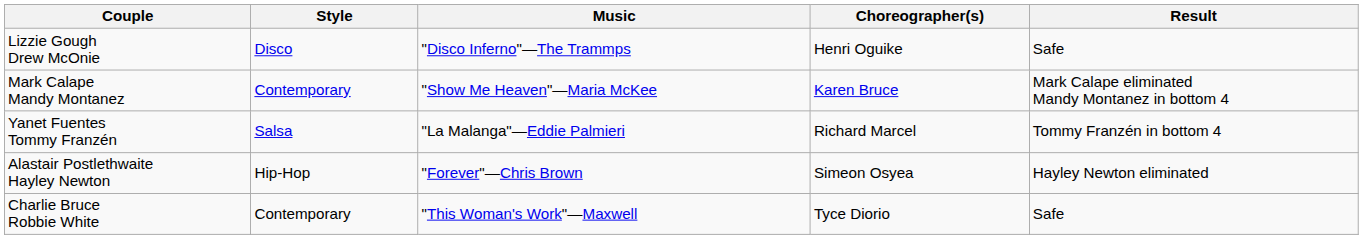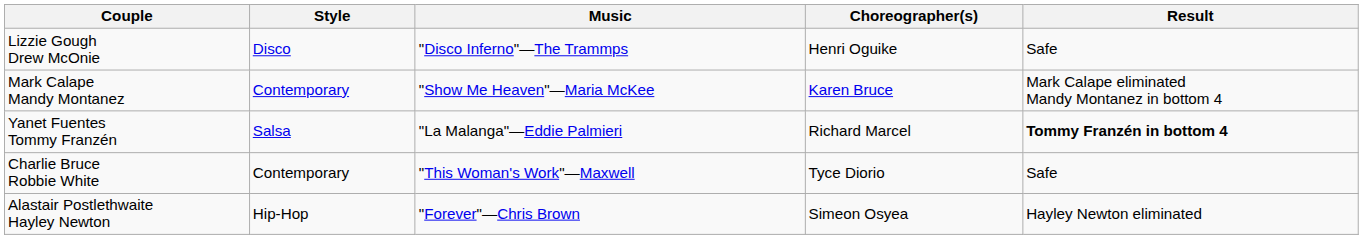(1127, 131) normal -> (1127, 131) bold
rows swapped: (81, 172) <-> (54, 214)
